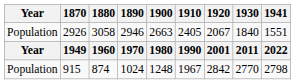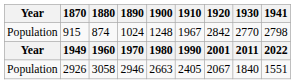rows swapped: (72, 69) <-> (75, 32)
